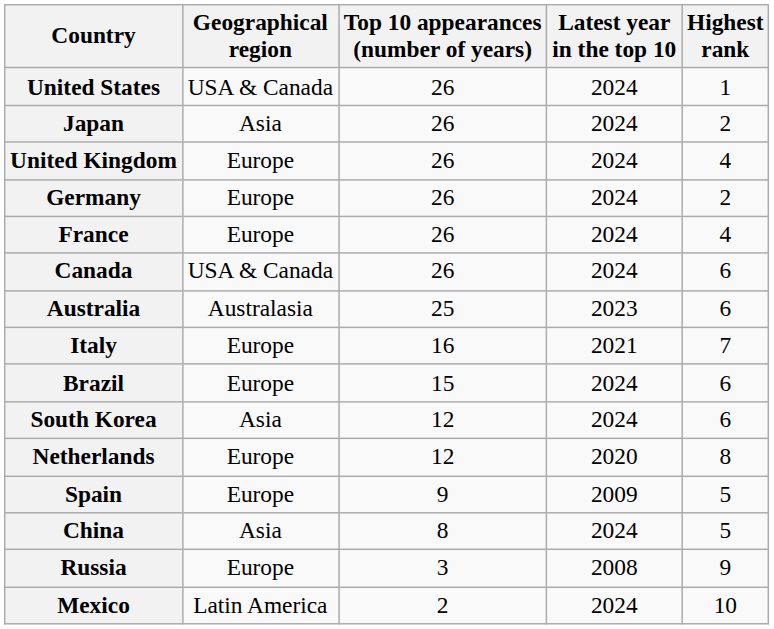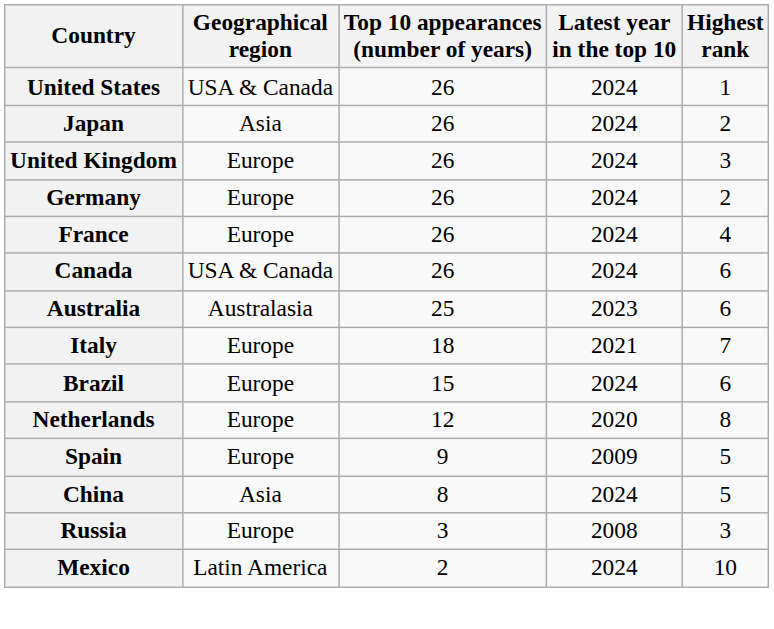(725, 160) 4 -> (725, 160) 3
(443, 345) 16 -> (443, 345) 18
- row: (94, 419)
(725, 567) 9 -> (725, 530) 3
